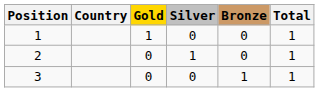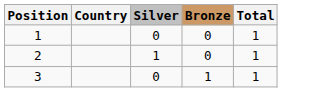- column: (149, 15)
